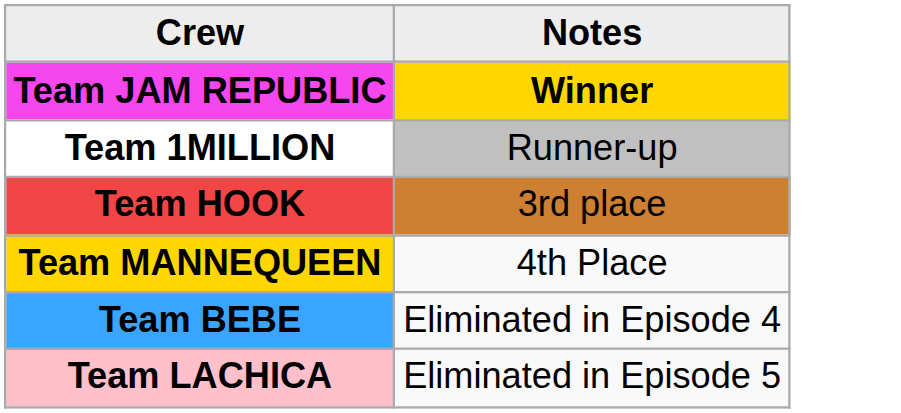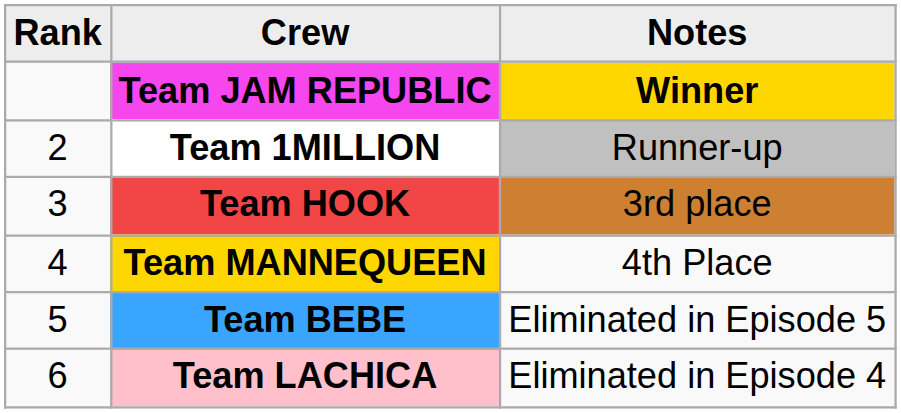+ column: (58, 33)
(592, 319) Eliminated in Episode 4 -> (697, 319) Eliminated in Episode 5
(592, 377) Eliminated in Episode 5 -> (697, 377) Eliminated in Episode 4
